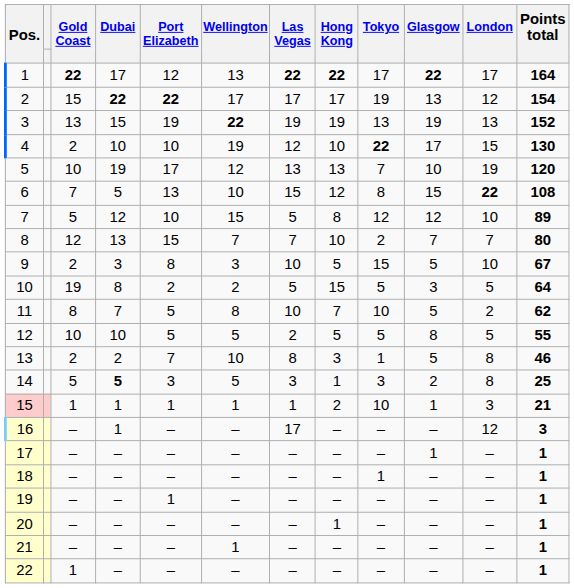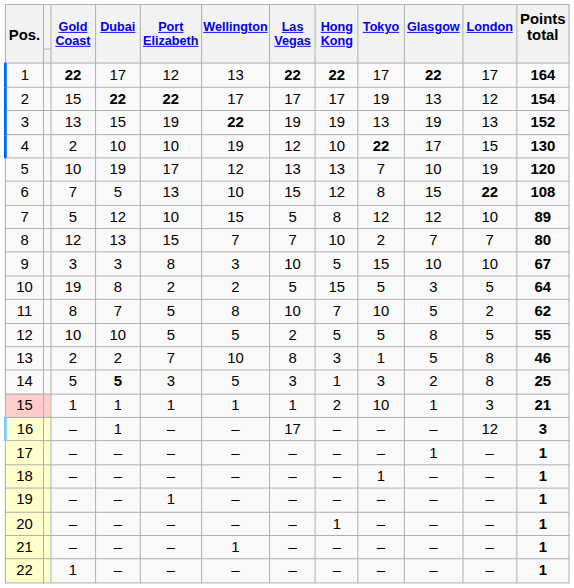(73, 264) 2 -> (73, 264) 3
(433, 264) 5 -> (433, 264) 10
